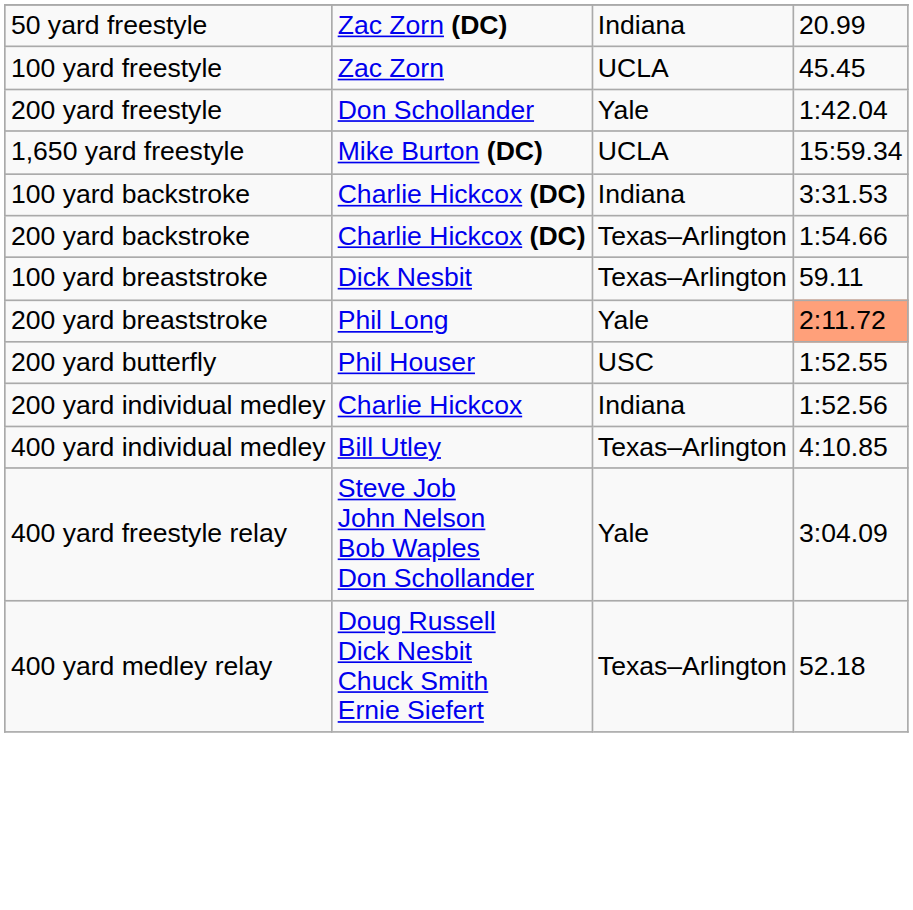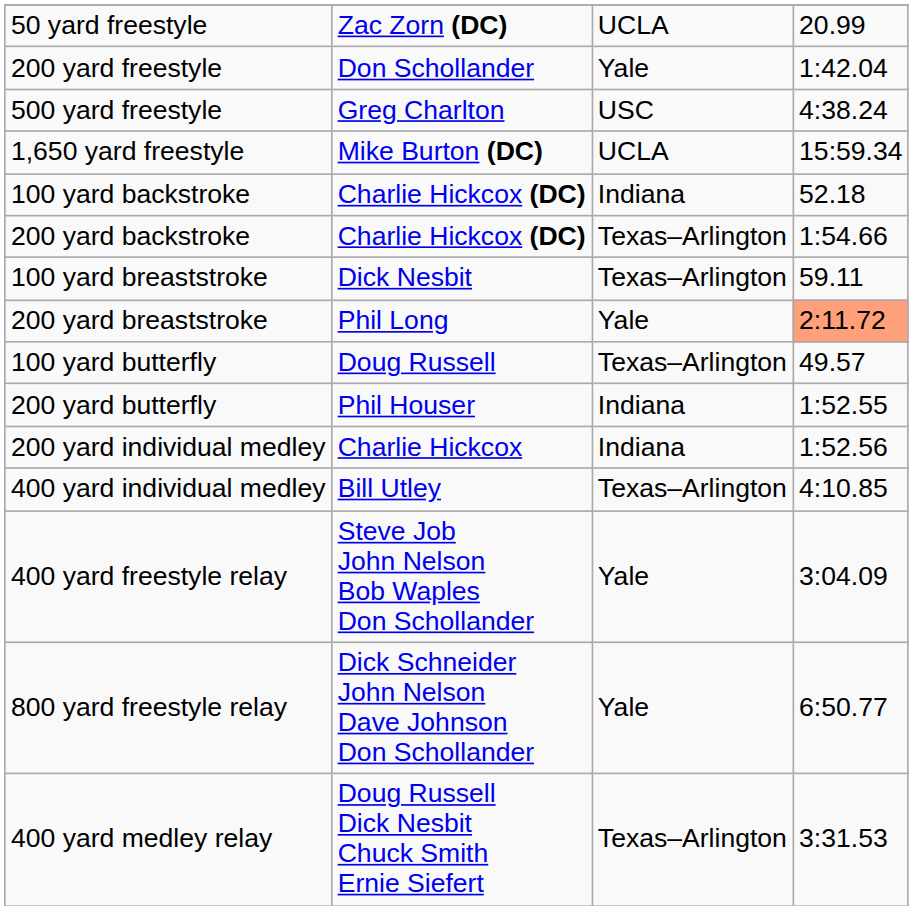(641, 25) Indiana -> (633, 25) UCLA
- row: (117, 67)
+ row: (117, 109)
(843, 194) 3:31.53 -> (832, 194) 52.18
+ row: (114, 362)
(626, 362) USC -> (641, 404) Indiana
+ row: (149, 707)
(832, 665) 52.18 -> (843, 839) 3:31.53
